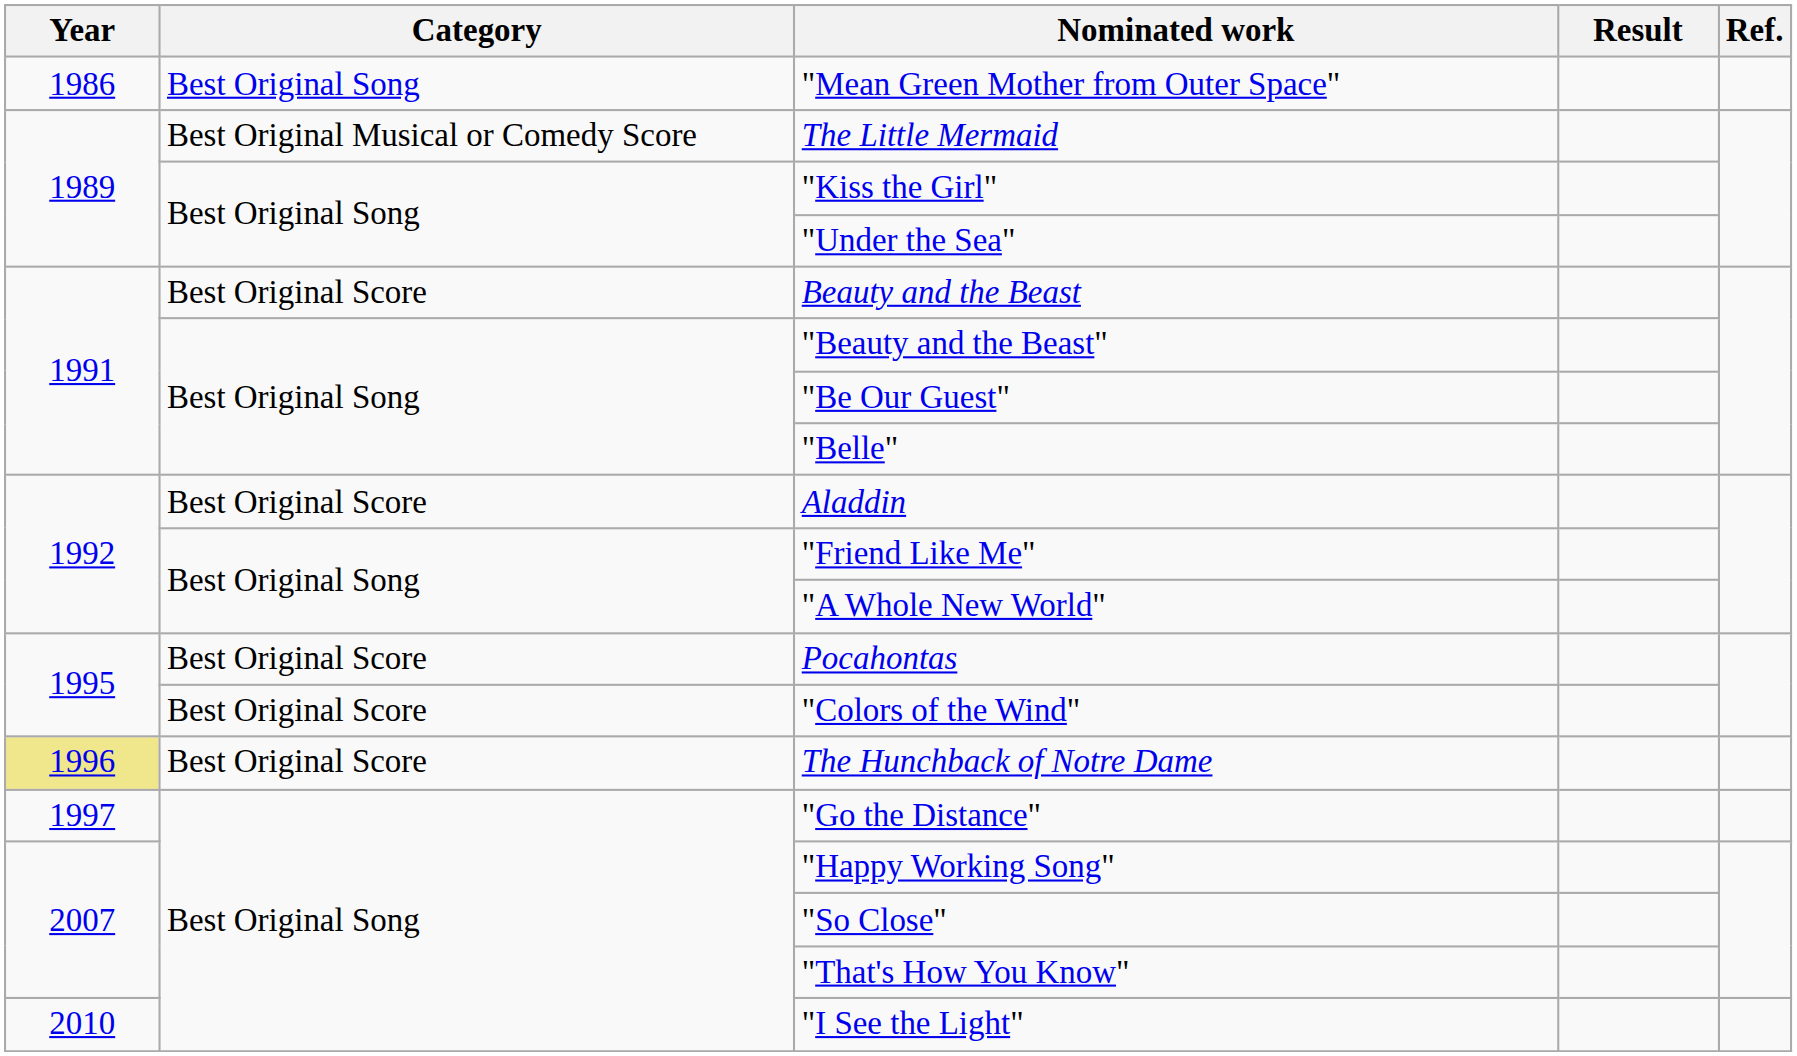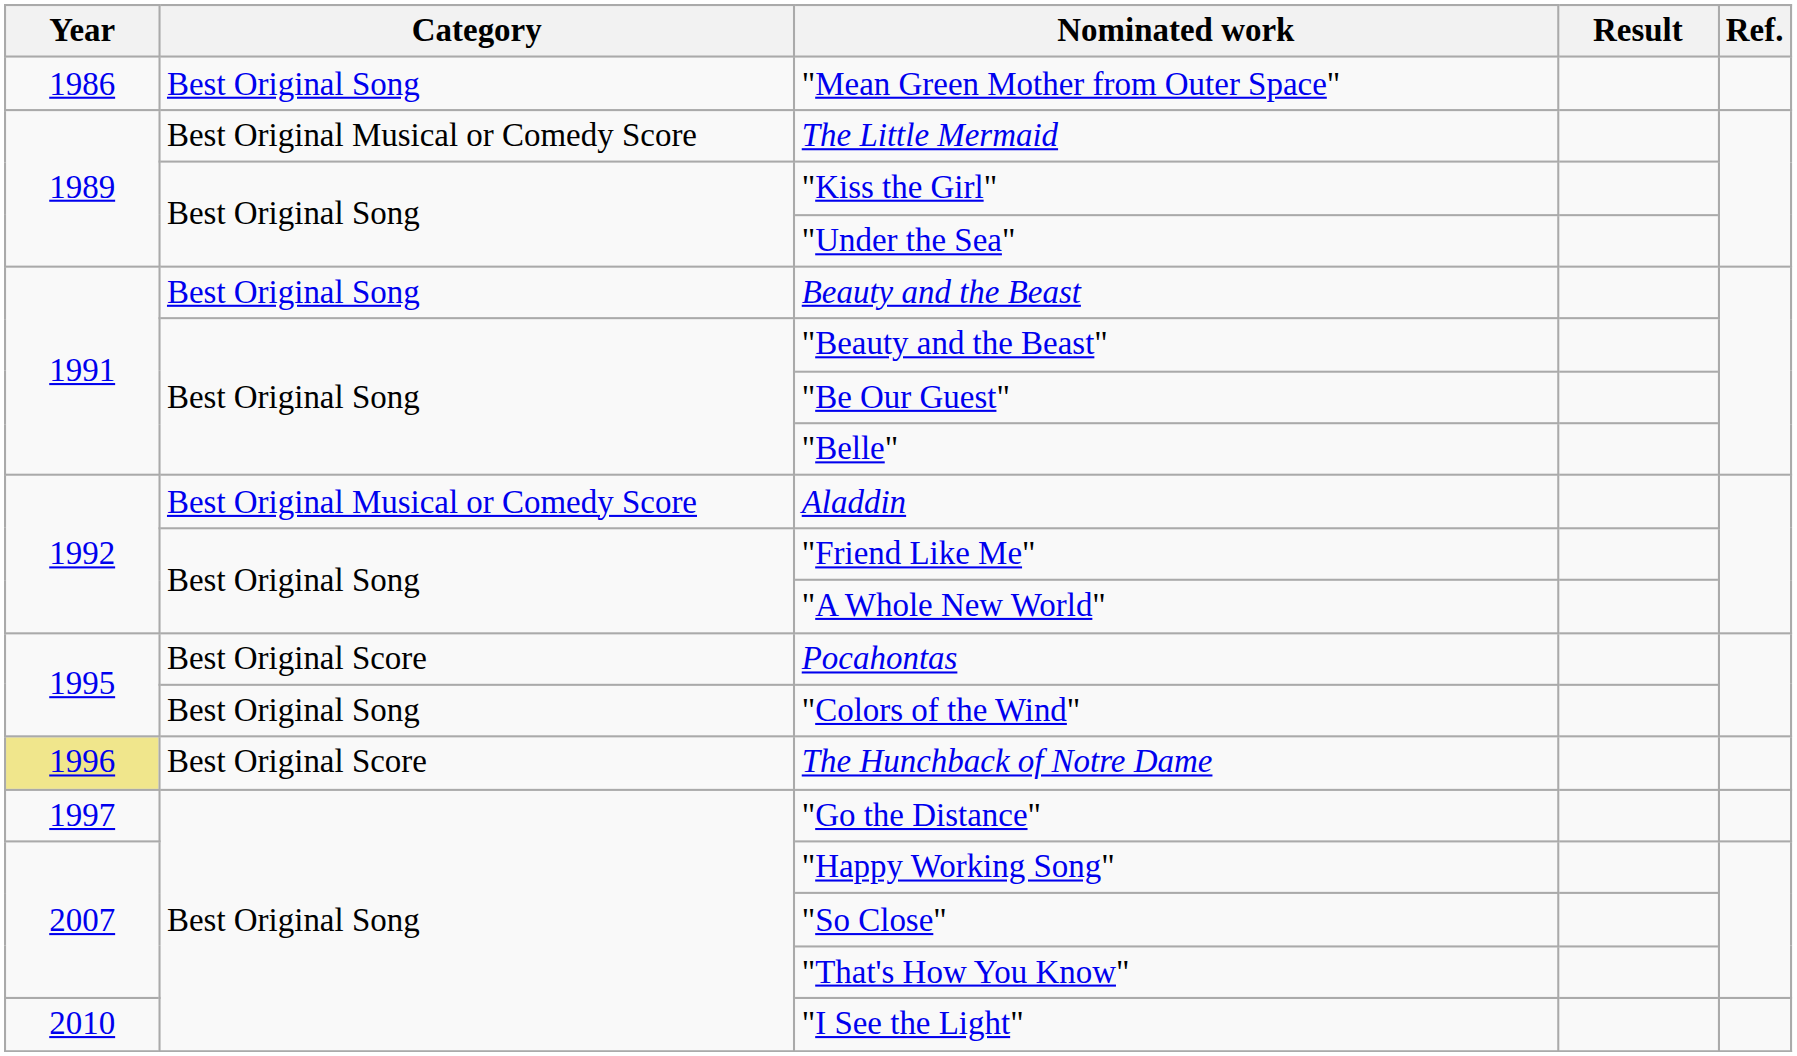(297, 291) Best Original Score -> (293, 291) Best Original Song
(297, 501) Best Original Score -> (432, 501) Best Original Musical or Comedy Score
(297, 710) Best Original Score -> (293, 710) Best Original Song
